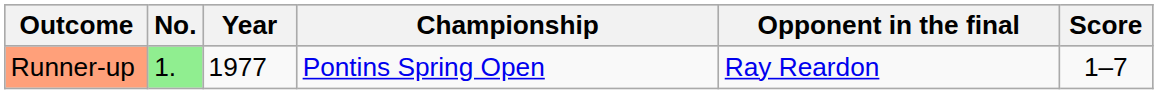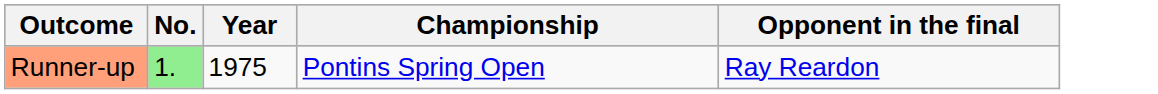- column: (1106, 25)
(238, 66) 1977 -> (238, 66) 1975
